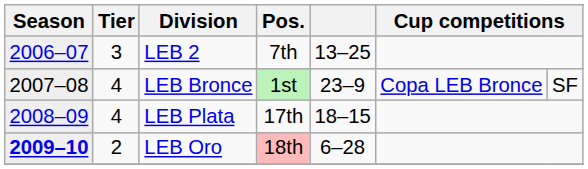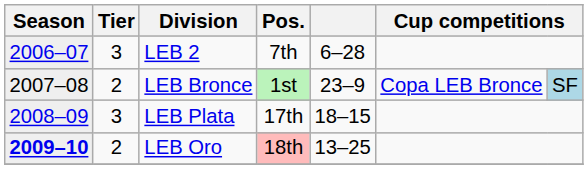(343, 52) 13–25 -> (343, 52) 6–28
(116, 84) 4 -> (116, 84) 2
(565, 84) no background -> (565, 84) lightblue background
(116, 116) 4 -> (116, 116) 3
(343, 148) 6–28 -> (343, 148) 13–25
